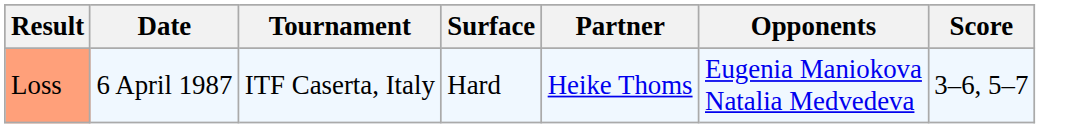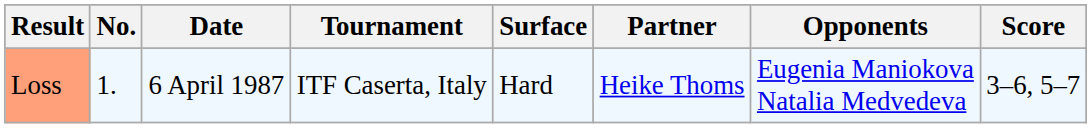+ column: (116, 25)
